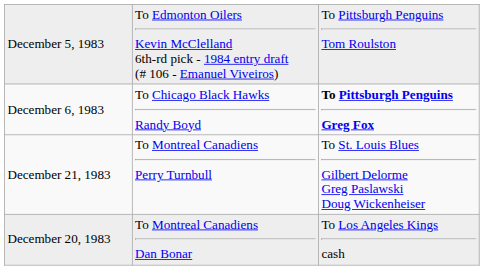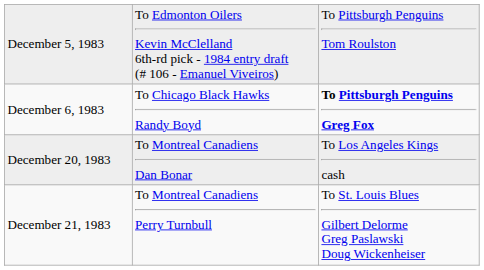rows swapped: (59, 239) <-> (59, 174)
